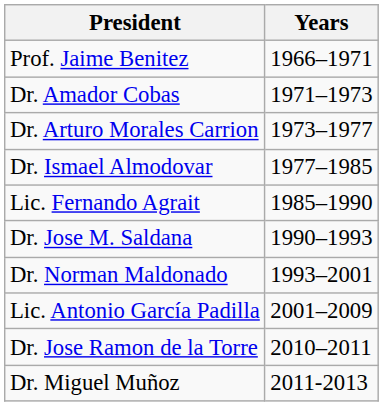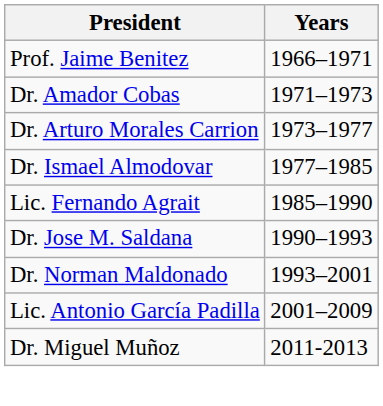- row: (134, 346)
